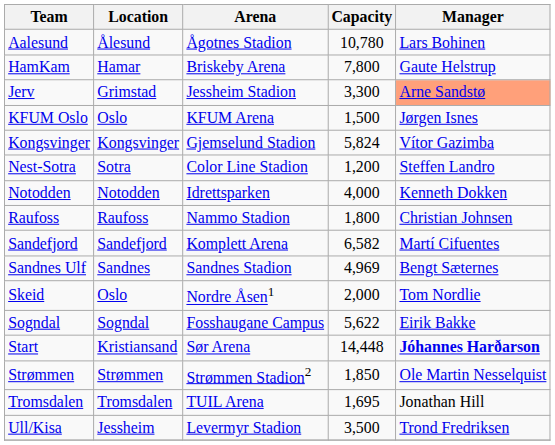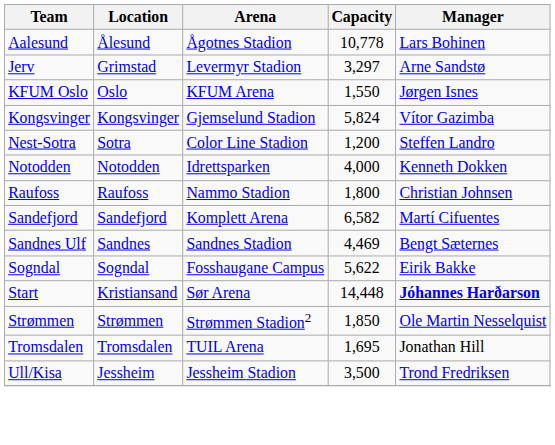(362, 42) 10,780 -> (362, 42) 10,778
- row: (39, 67)
(241, 92) Jessheim Stadion -> (244, 67) Levermyr Stadion
(362, 92) 3,300 -> (362, 67) 3,297
(442, 92) lightsalmon background -> (442, 67) no background
(362, 117) 1,500 -> (362, 92) 1,550
(362, 268) 4,969 -> (362, 243) 4,469
- row: (26, 295)
(244, 427) Levermyr Stadion -> (241, 373) Jessheim Stadion
